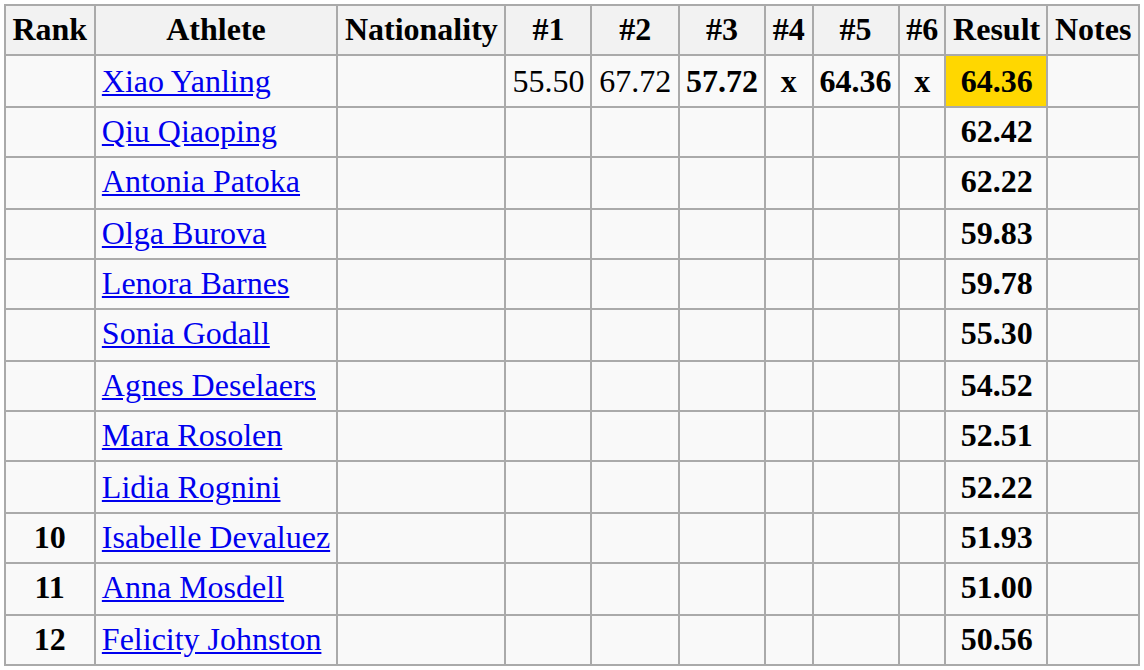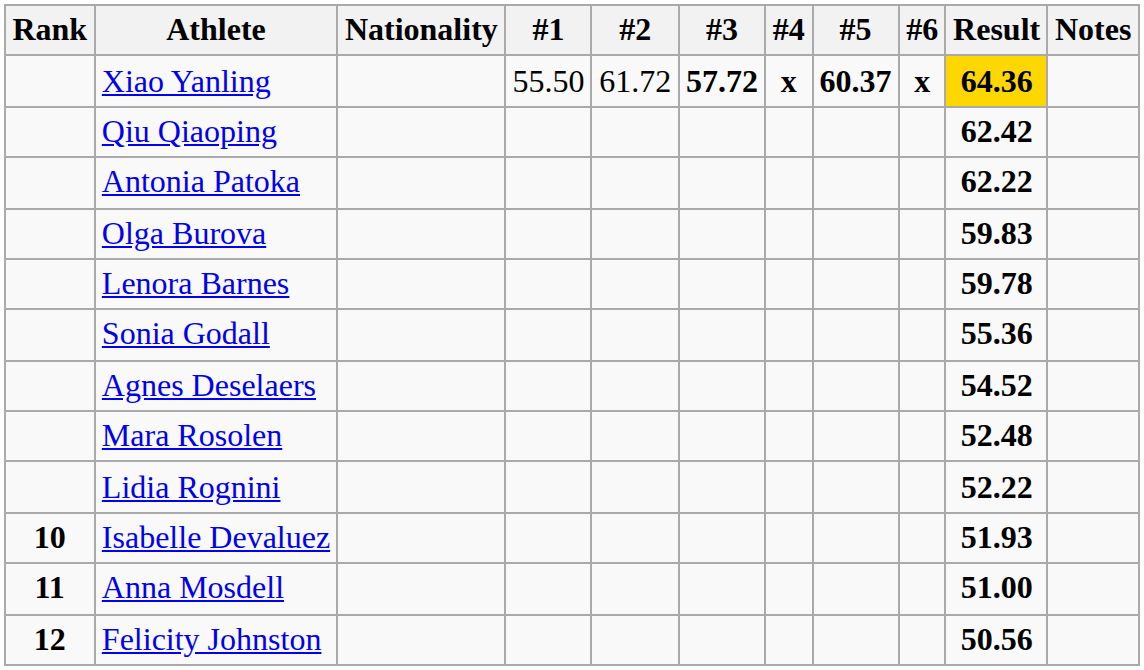(635, 80) 67.72 -> (635, 80) 61.72
(856, 80) 64.36 -> (856, 80) 60.37
(997, 334) 55.30 -> (997, 334) 55.36
(997, 435) 52.51 -> (997, 435) 52.48
